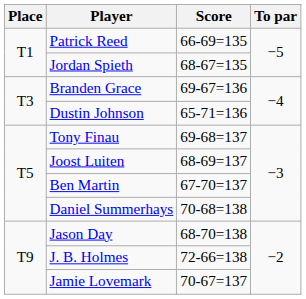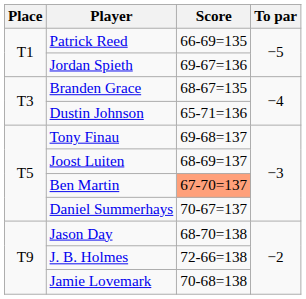(214, 64) 68-67=135 -> (214, 64) 69-67=136
(214, 88) 69-67=136 -> (214, 88) 68-67=135
(214, 185) no background -> (214, 185) lightsalmon background
(214, 209) 70-68=138 -> (214, 209) 70-67=137
(214, 281) 70-67=137 -> (214, 281) 70-68=138
